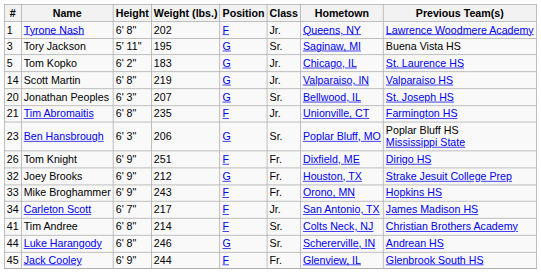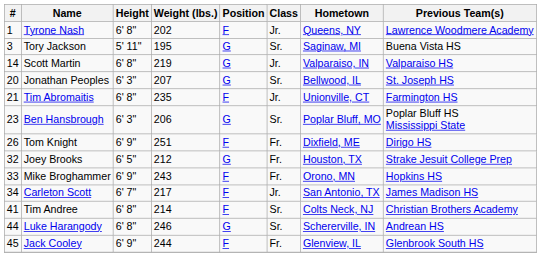- row: (50, 64)
(126, 177) 6' 9" -> (126, 160) 6' 5"
